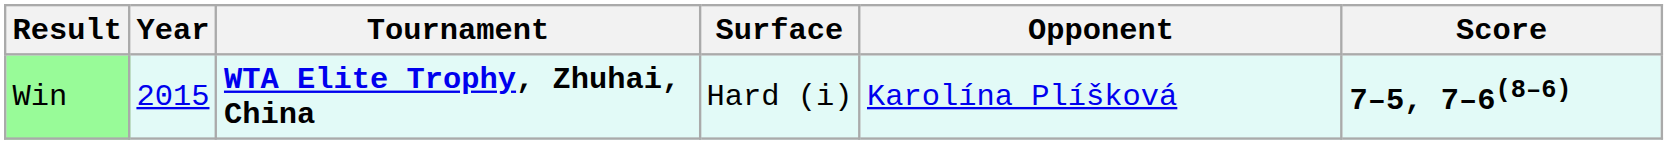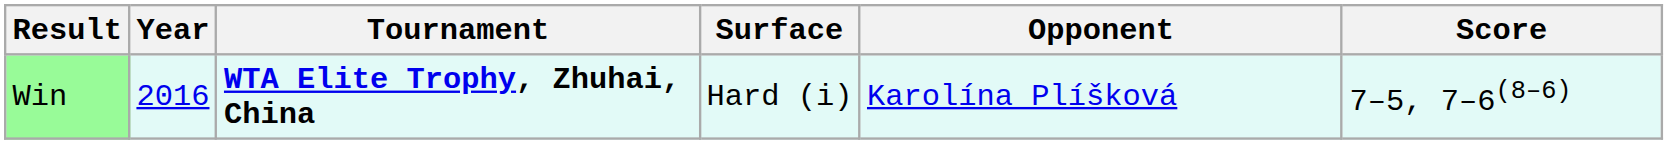(173, 97) 2015 -> (173, 97) 2016
(1461, 97) bold -> (1461, 97) normal
